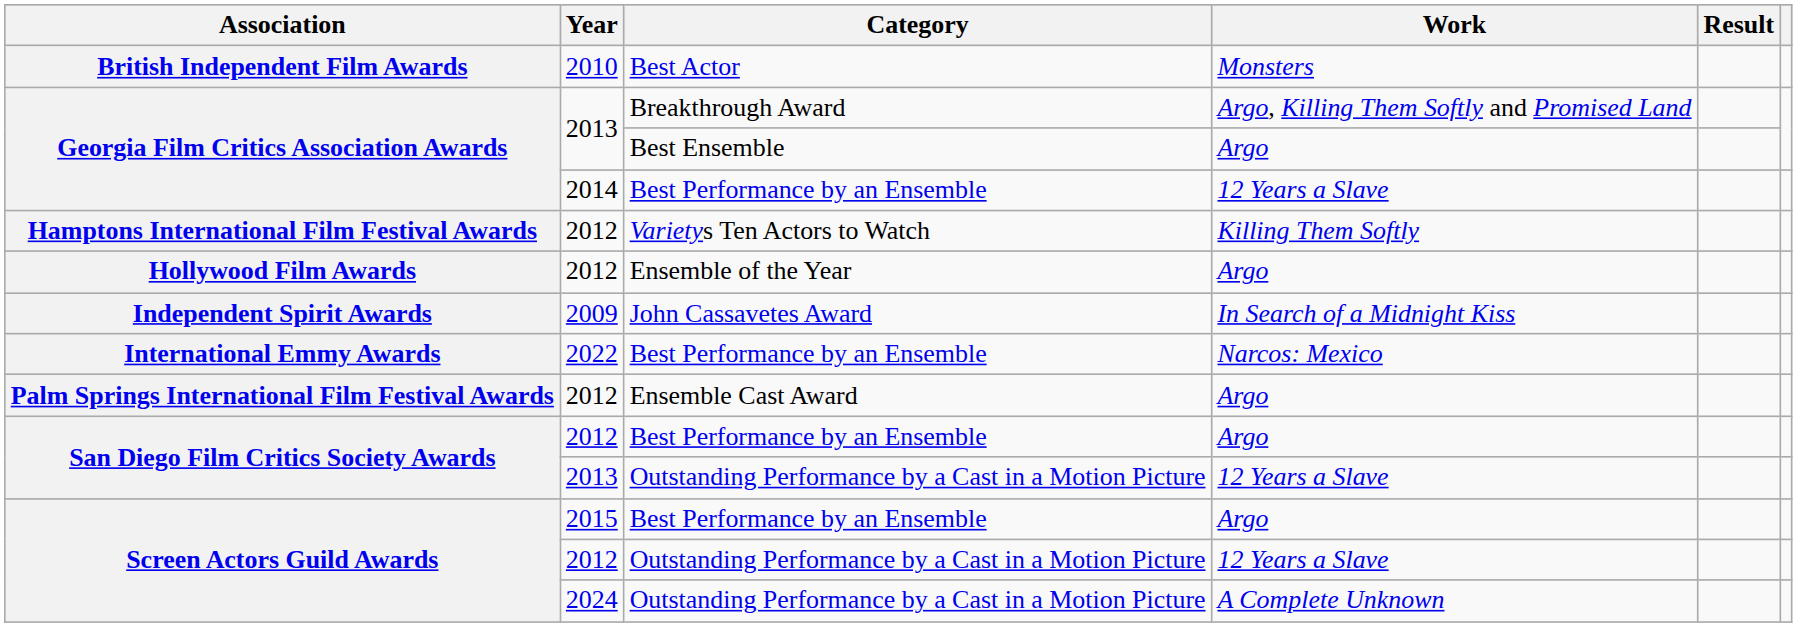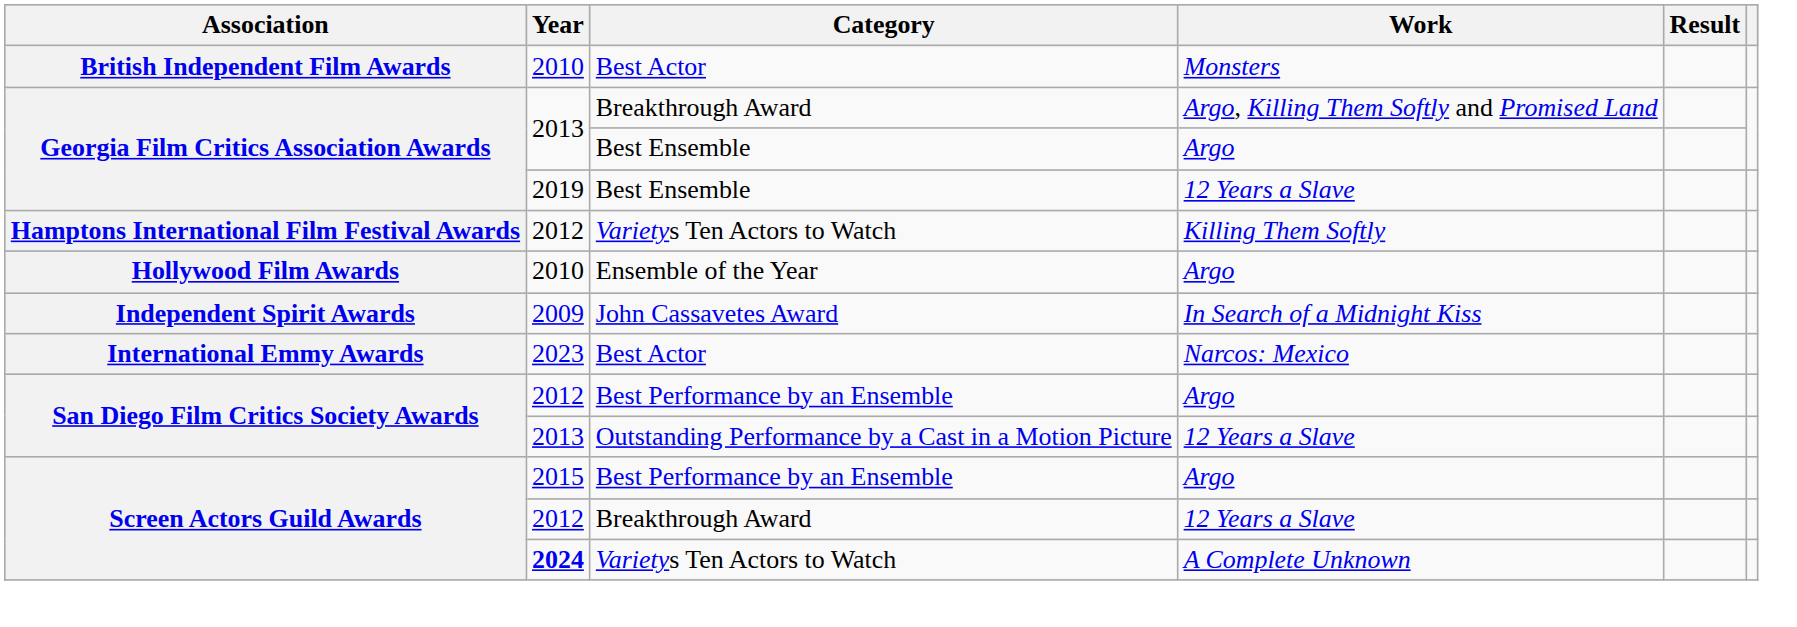(592, 189) 2014 -> (558, 189) 2019
(808, 189) Best Performance by an Ensemble -> (673, 189) Best Ensemble
(592, 271) 2012 -> (558, 271) 2010
(592, 353) 2022 -> (558, 353) 2023
(808, 353) Best Performance by an Ensemble -> (651, 353) Best Actor
- row: (282, 395)
(918, 559) Outstanding Performance by a Cast in a Motion Picture -> (704, 518) Breakthrough Award
(592, 600) normal -> (558, 559) bold
(918, 600) Outstanding Performance by a Cast in a Motion Picture -> (746, 559) Varietys Ten Actors to Watch
